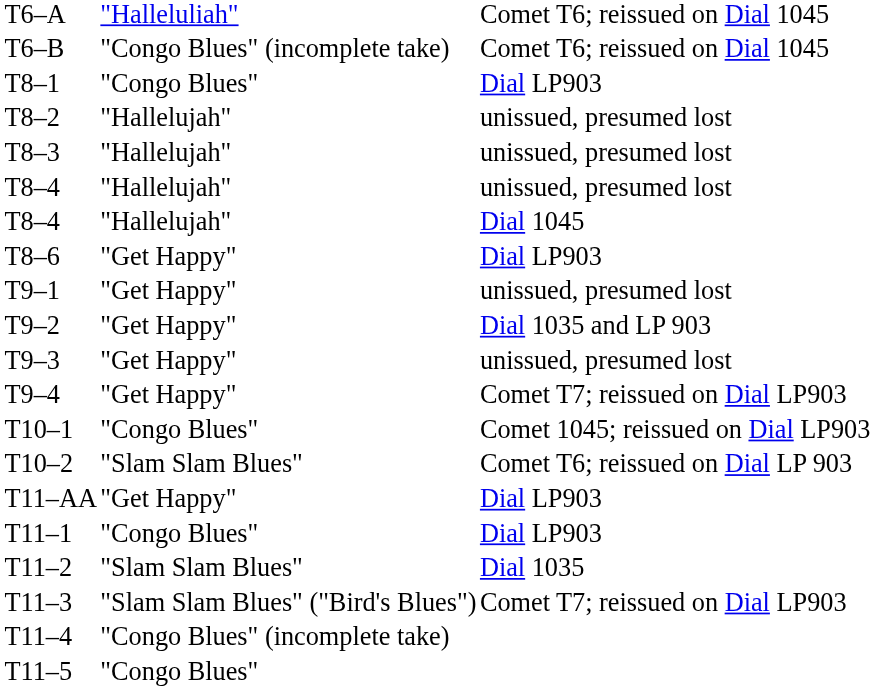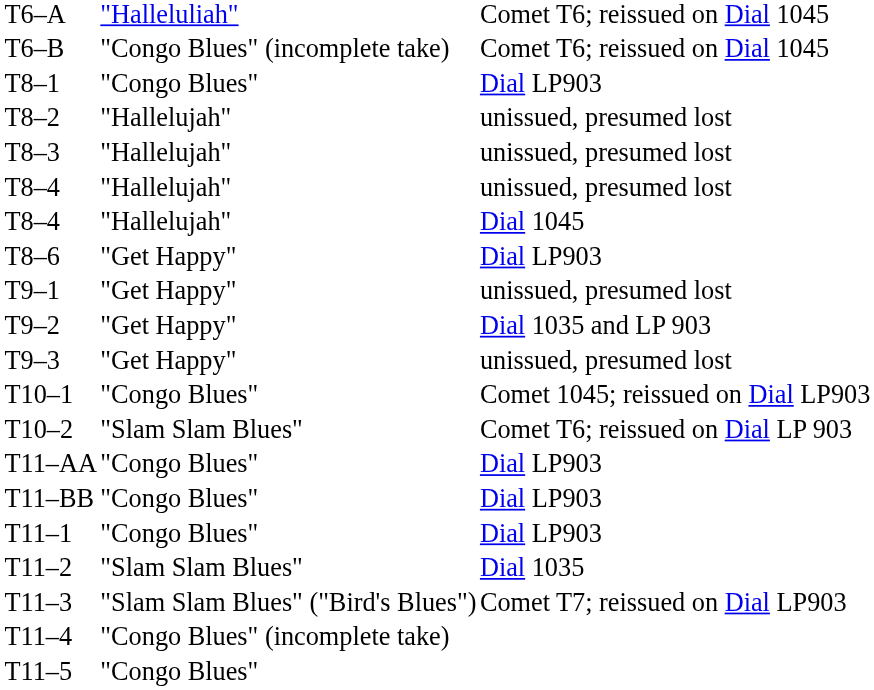- row: (32, 394)
(168, 498) "Get Happy" -> (179, 463) "Congo Blues"
+ row: (49, 498)
